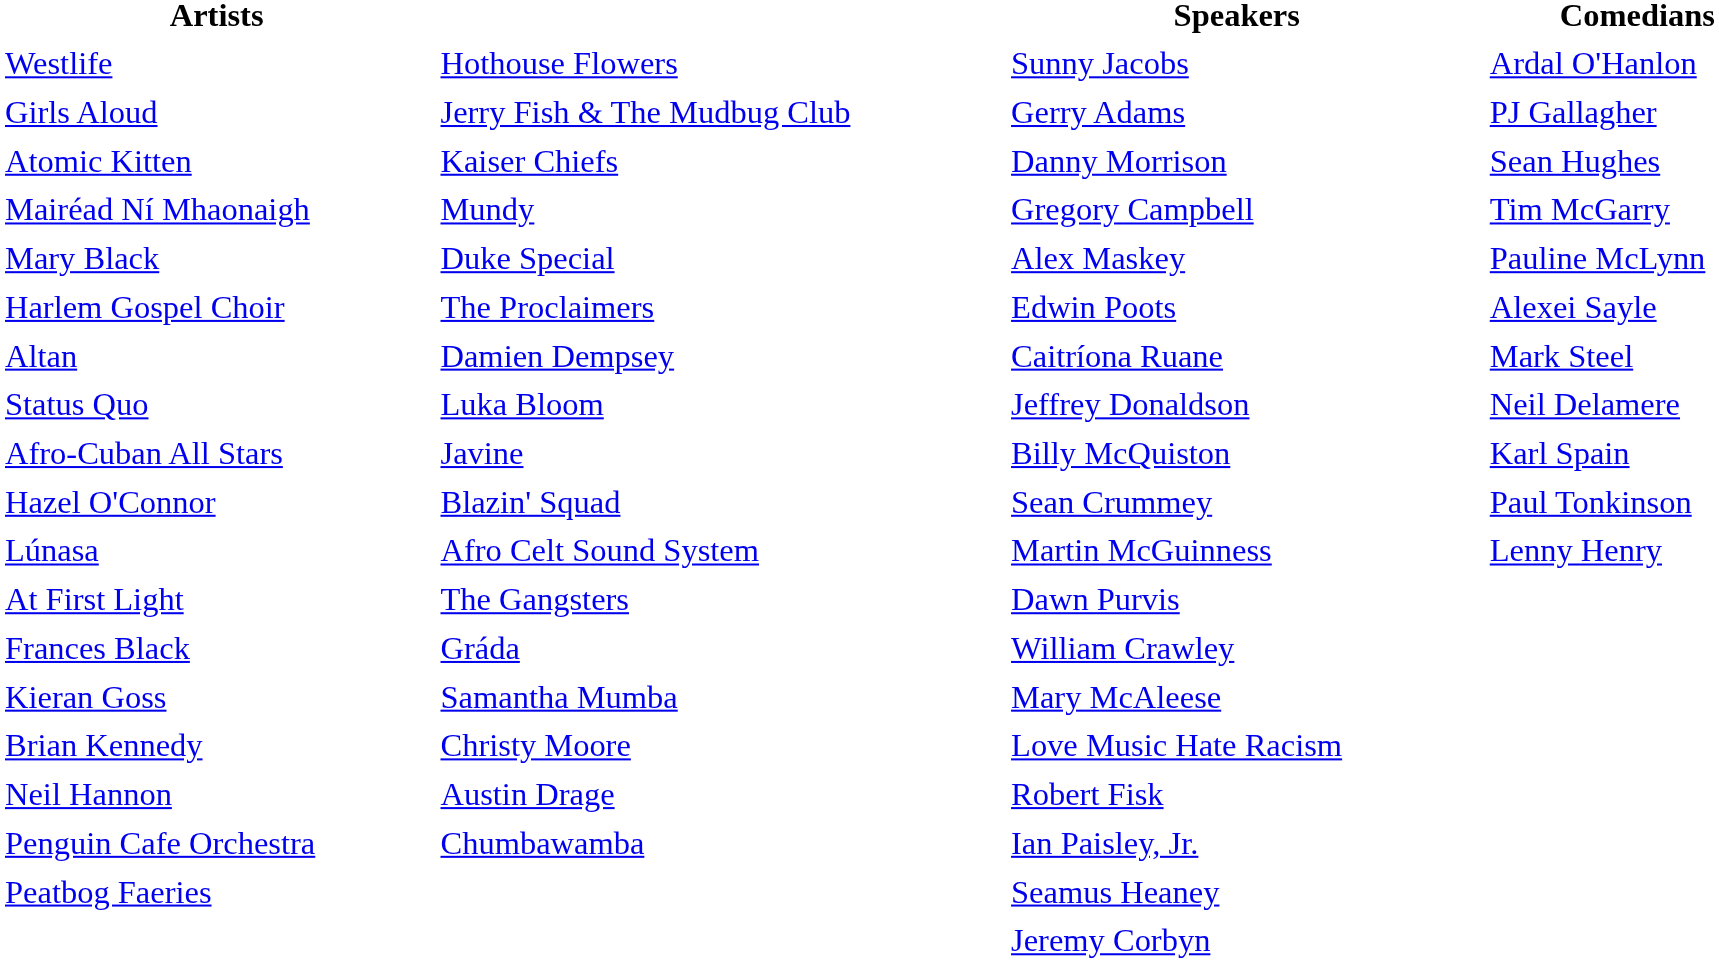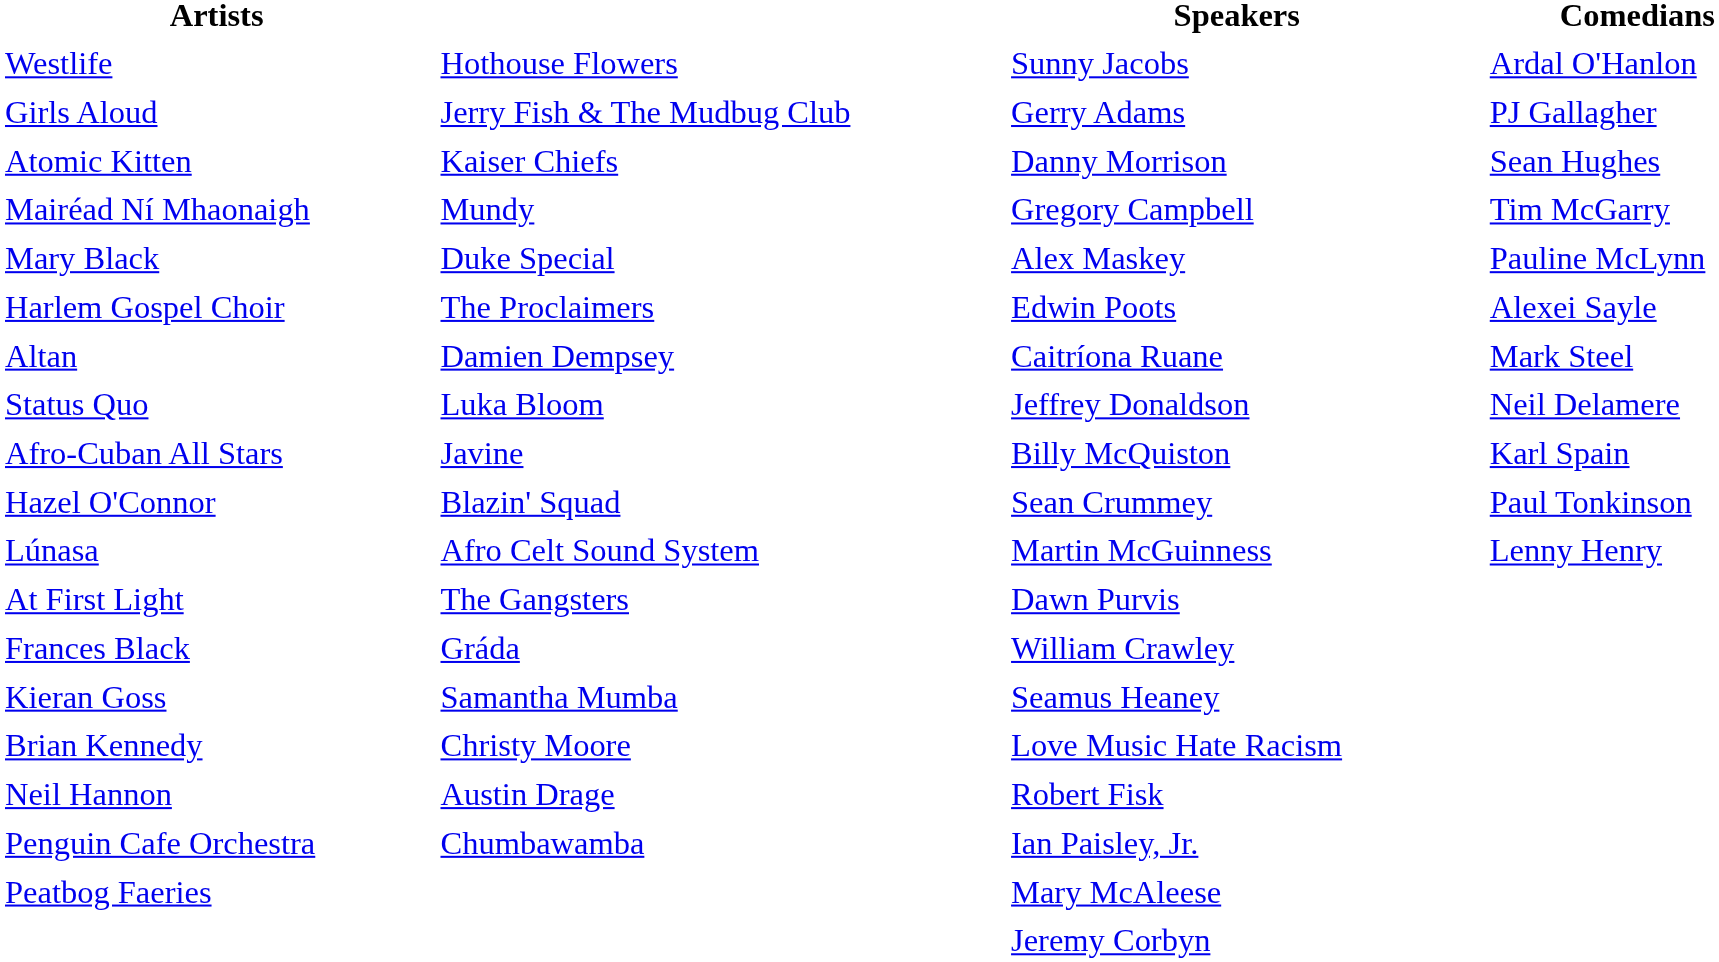(1116, 696) Mary McAleese -> (1115, 696) Seamus Heaney
(1115, 891) Seamus Heaney -> (1116, 891) Mary McAleese
